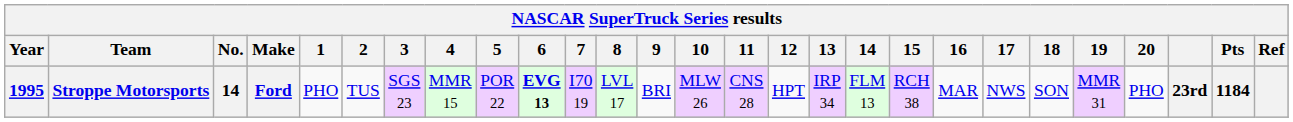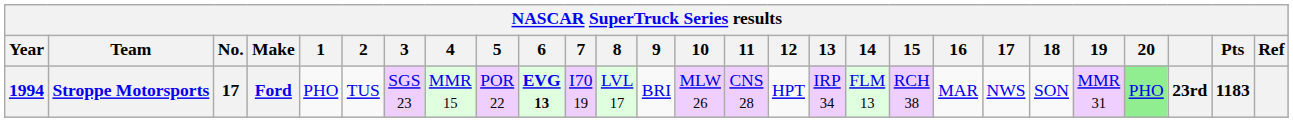(26, 91) 1995 -> (26, 91) 1994
(231, 91) 14 -> (231, 91) 17
(1146, 91) no background -> (1146, 91) lightgreen background
(1233, 91) 1184 -> (1233, 91) 1183
